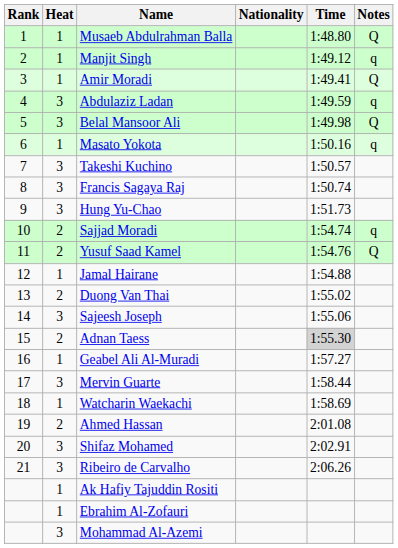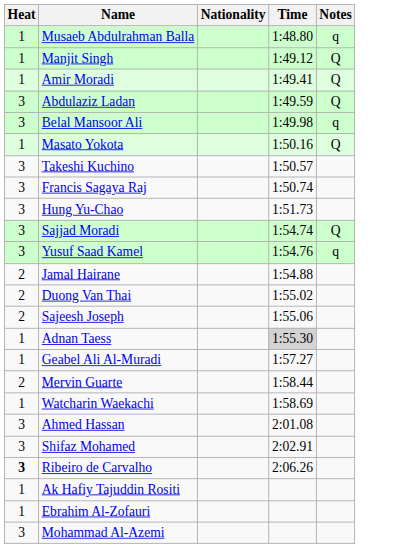- column: (23, 15)
(374, 36) Q -> (336, 36) q
(374, 58) q -> (336, 58) Q
(374, 101) q -> (336, 101) Q
(374, 123) Q -> (336, 123) q
(374, 144) q -> (336, 144) Q
(60, 230) 2 -> (22, 230) 3
(374, 230) q -> (336, 230) Q
(60, 252) 2 -> (22, 252) 3
(374, 252) Q -> (336, 252) q
(60, 274) 1 -> (22, 274) 2
(60, 317) 3 -> (22, 317) 2
(60, 338) 2 -> (22, 338) 1
(60, 381) 3 -> (22, 381) 2
(60, 425) 2 -> (22, 425) 3
(60, 468) normal -> (22, 468) bold
